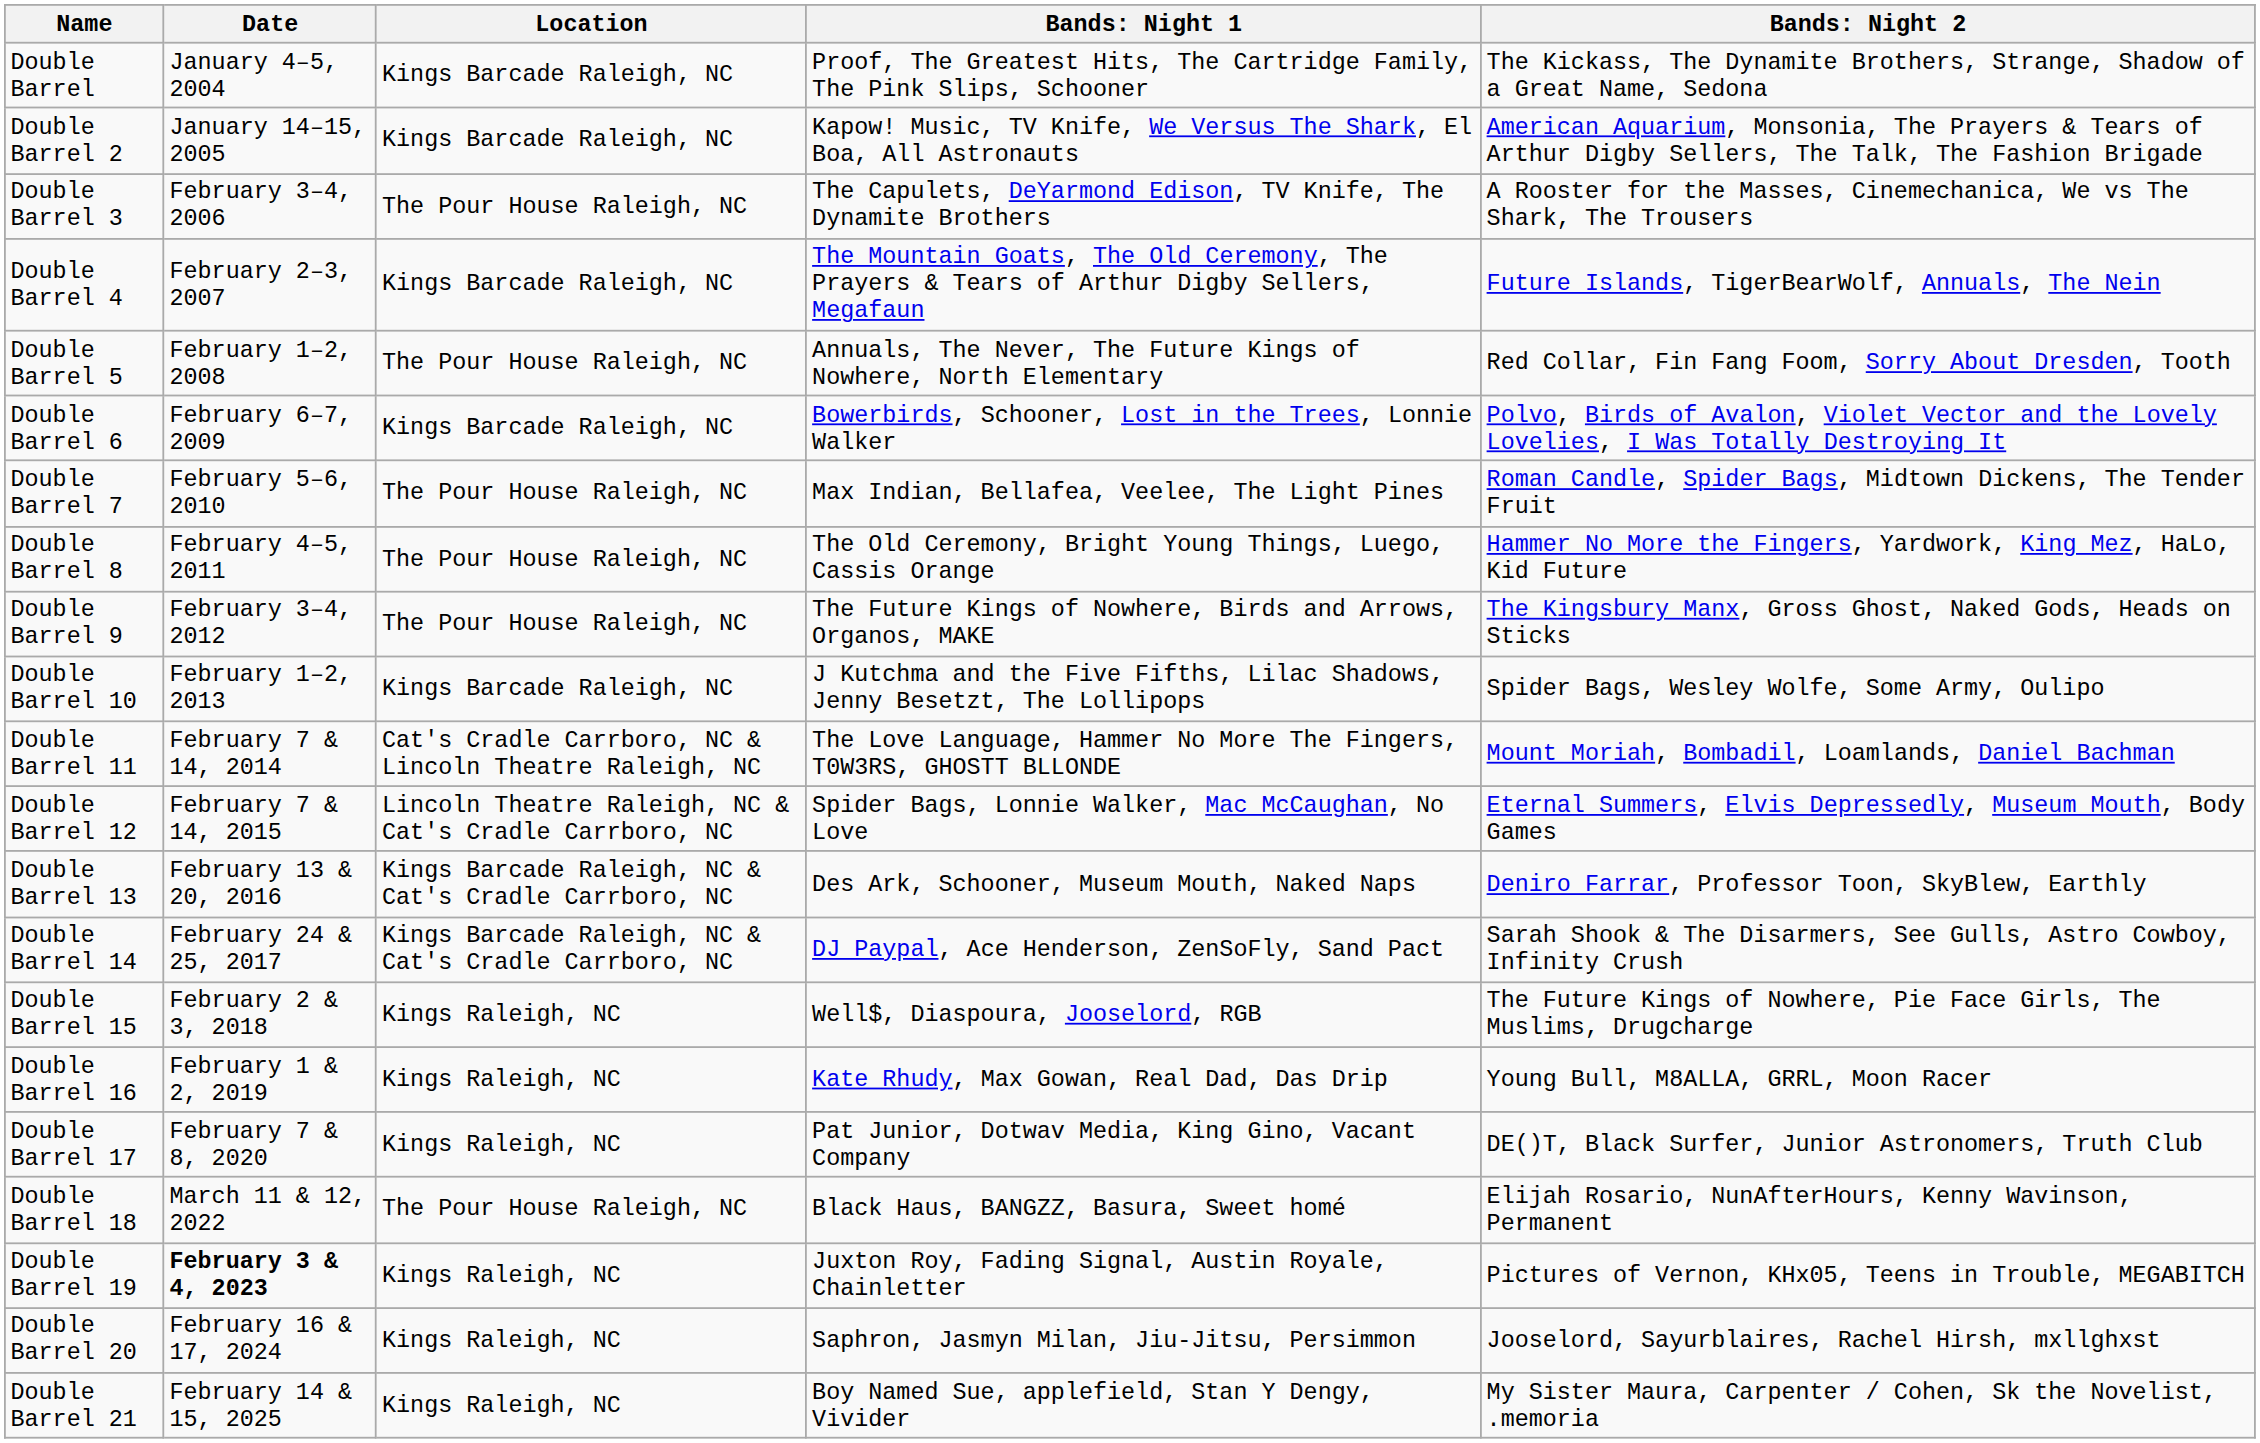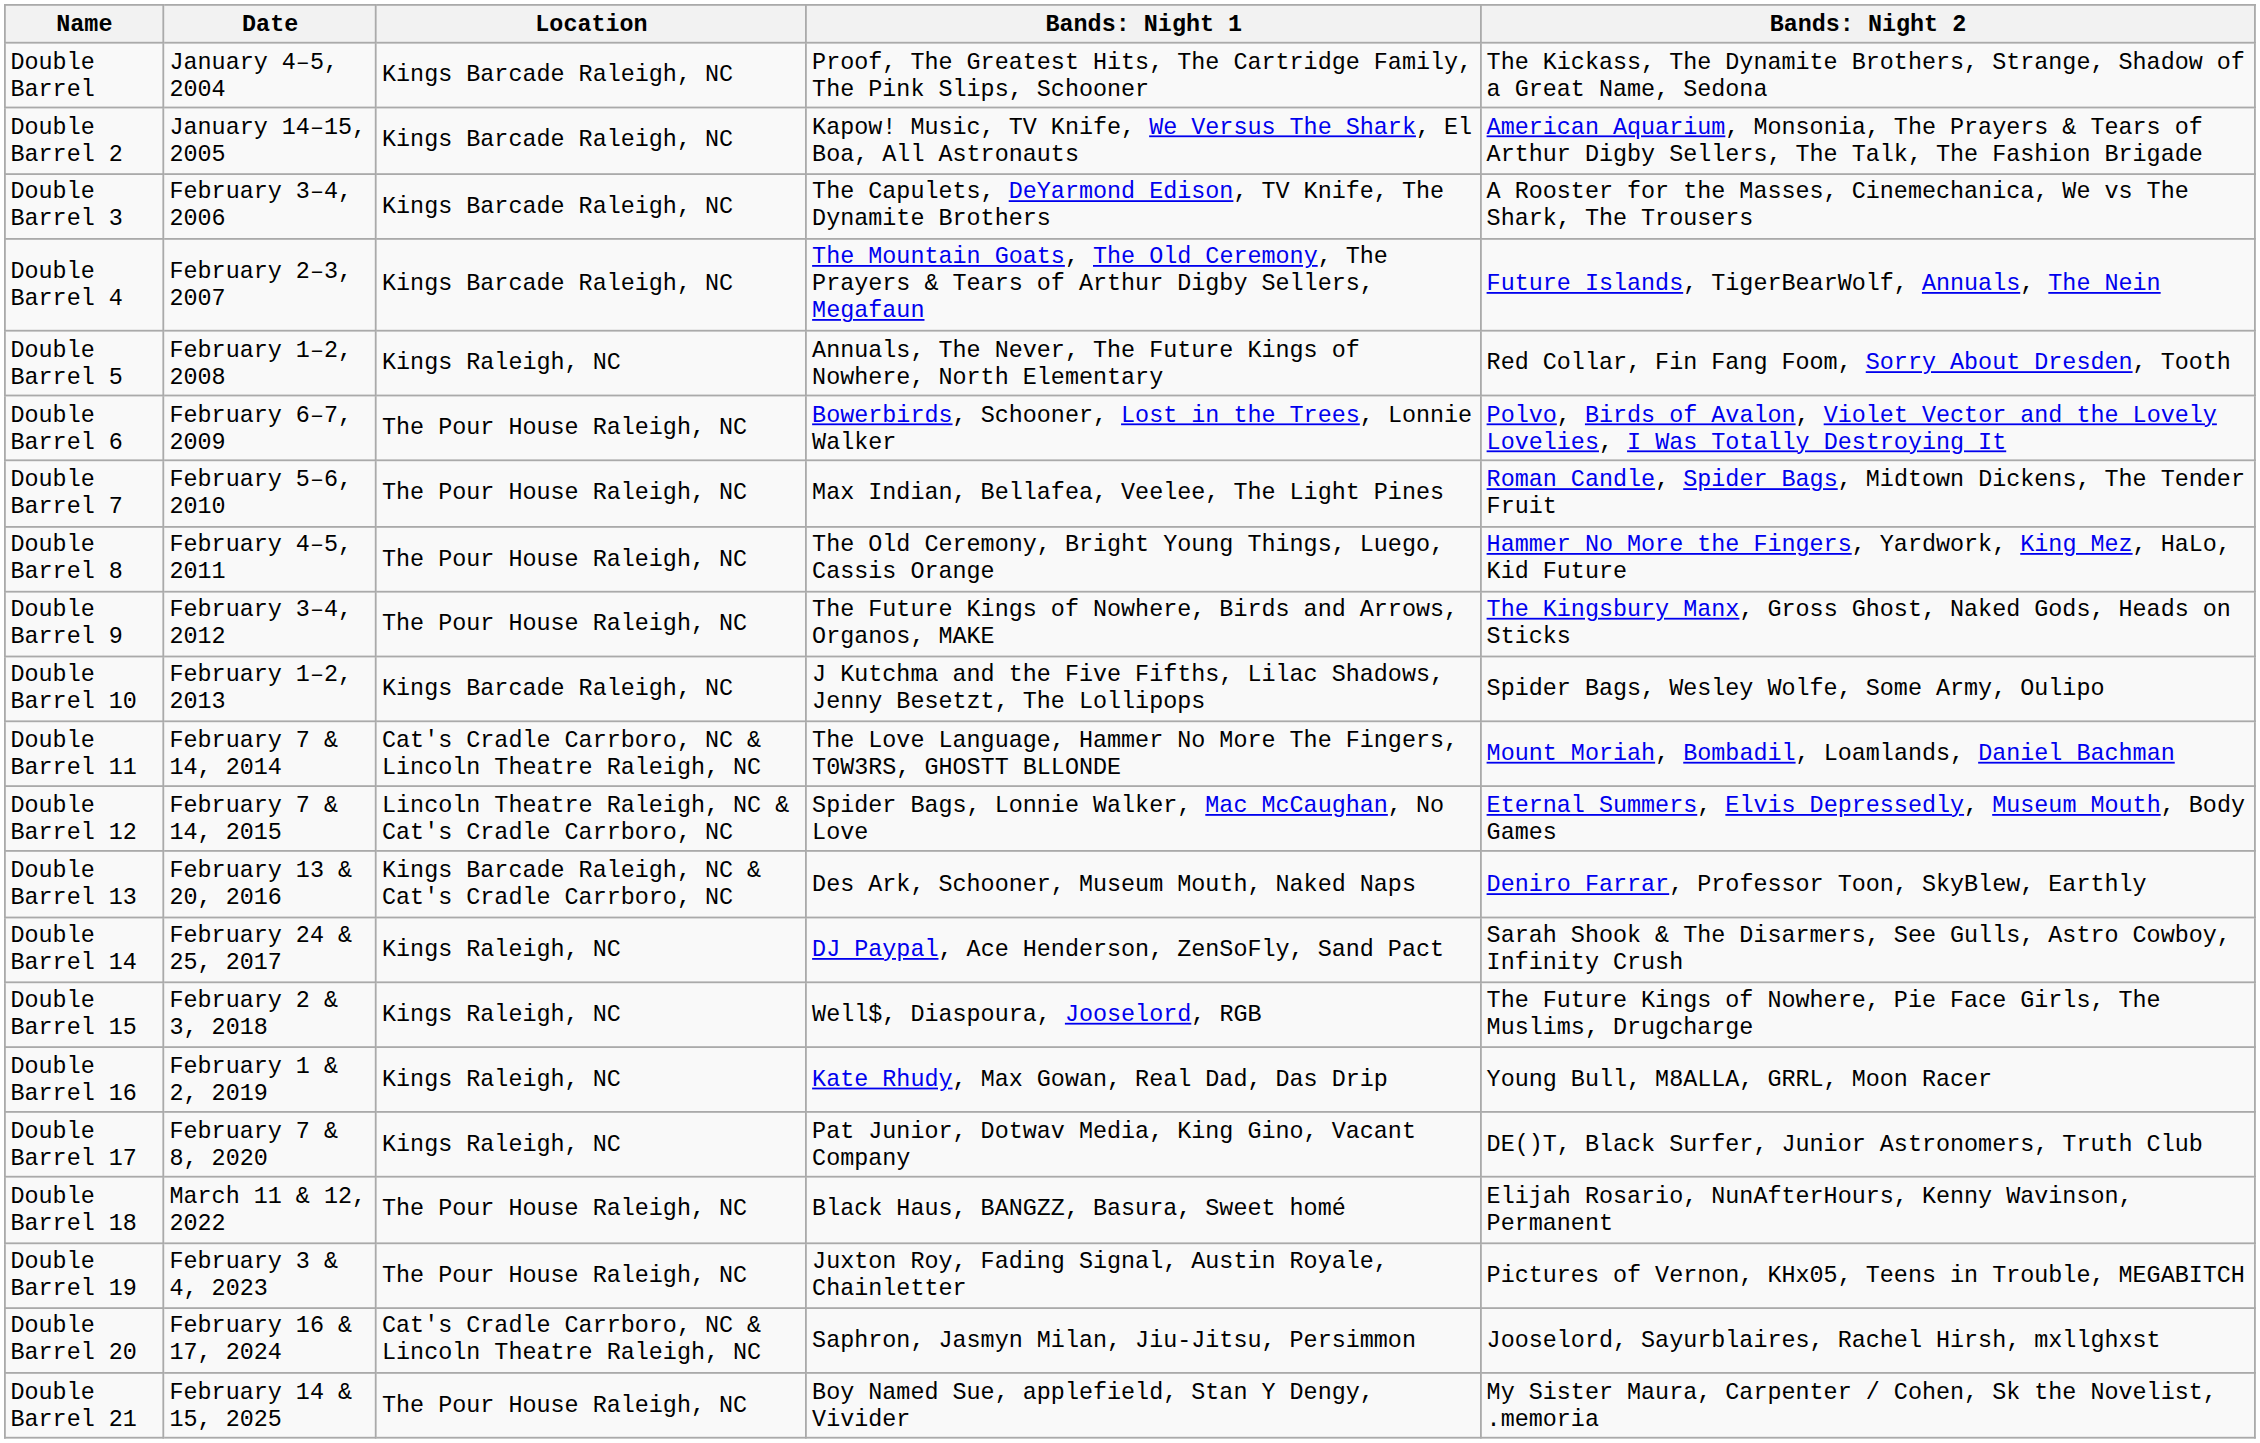(565, 206) The Pour House Raleigh, NC -> (558, 206) Kings Barcade Raleigh, NC
(565, 363) The Pour House Raleigh, NC -> (501, 363) Kings Raleigh, NC
(558, 428) Kings Barcade Raleigh, NC -> (565, 428) The Pour House Raleigh, NC
(572, 949) Kings Barcade Raleigh, NC & Cat's Cradle Carrboro, NC -> (501, 949) Kings Raleigh, NC
(254, 1275) bold -> (254, 1275) normal
(501, 1275) Kings Raleigh, NC -> (565, 1275) The Pour House Raleigh, NC
(501, 1340) Kings Raleigh, NC -> (572, 1340) Cat's Cradle Carrboro, NC & Lincoln Theatre Raleigh, NC
(501, 1405) Kings Raleigh, NC -> (565, 1405) The Pour House Raleigh, NC
